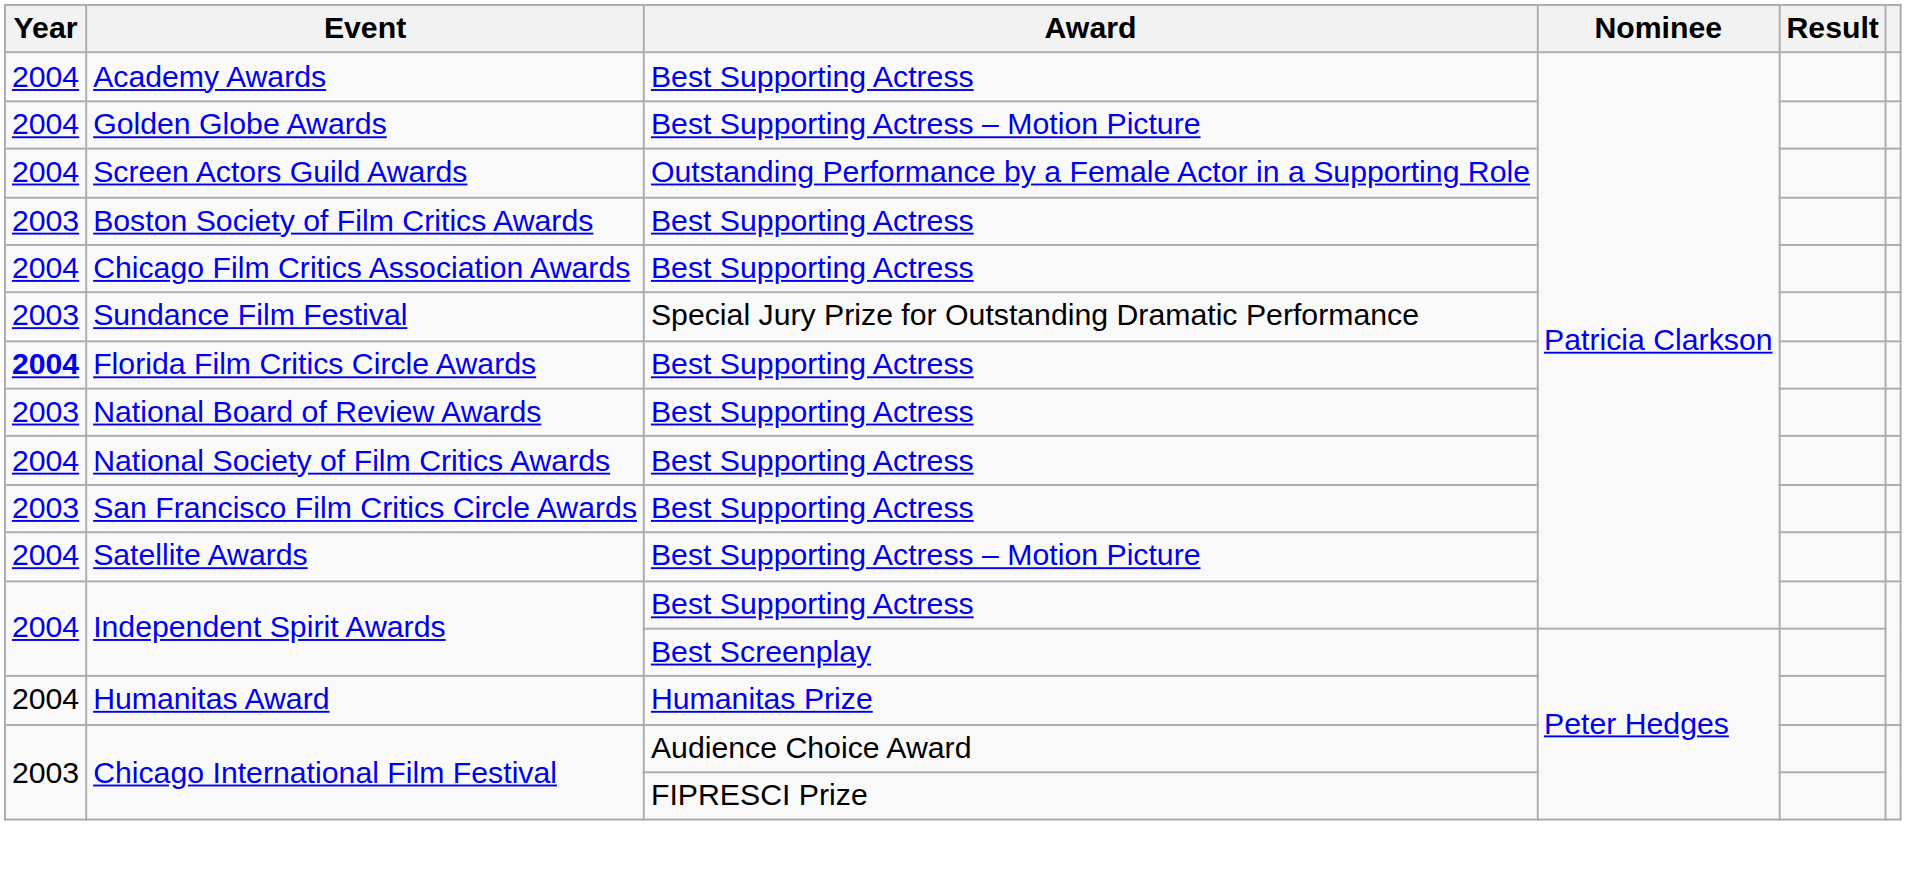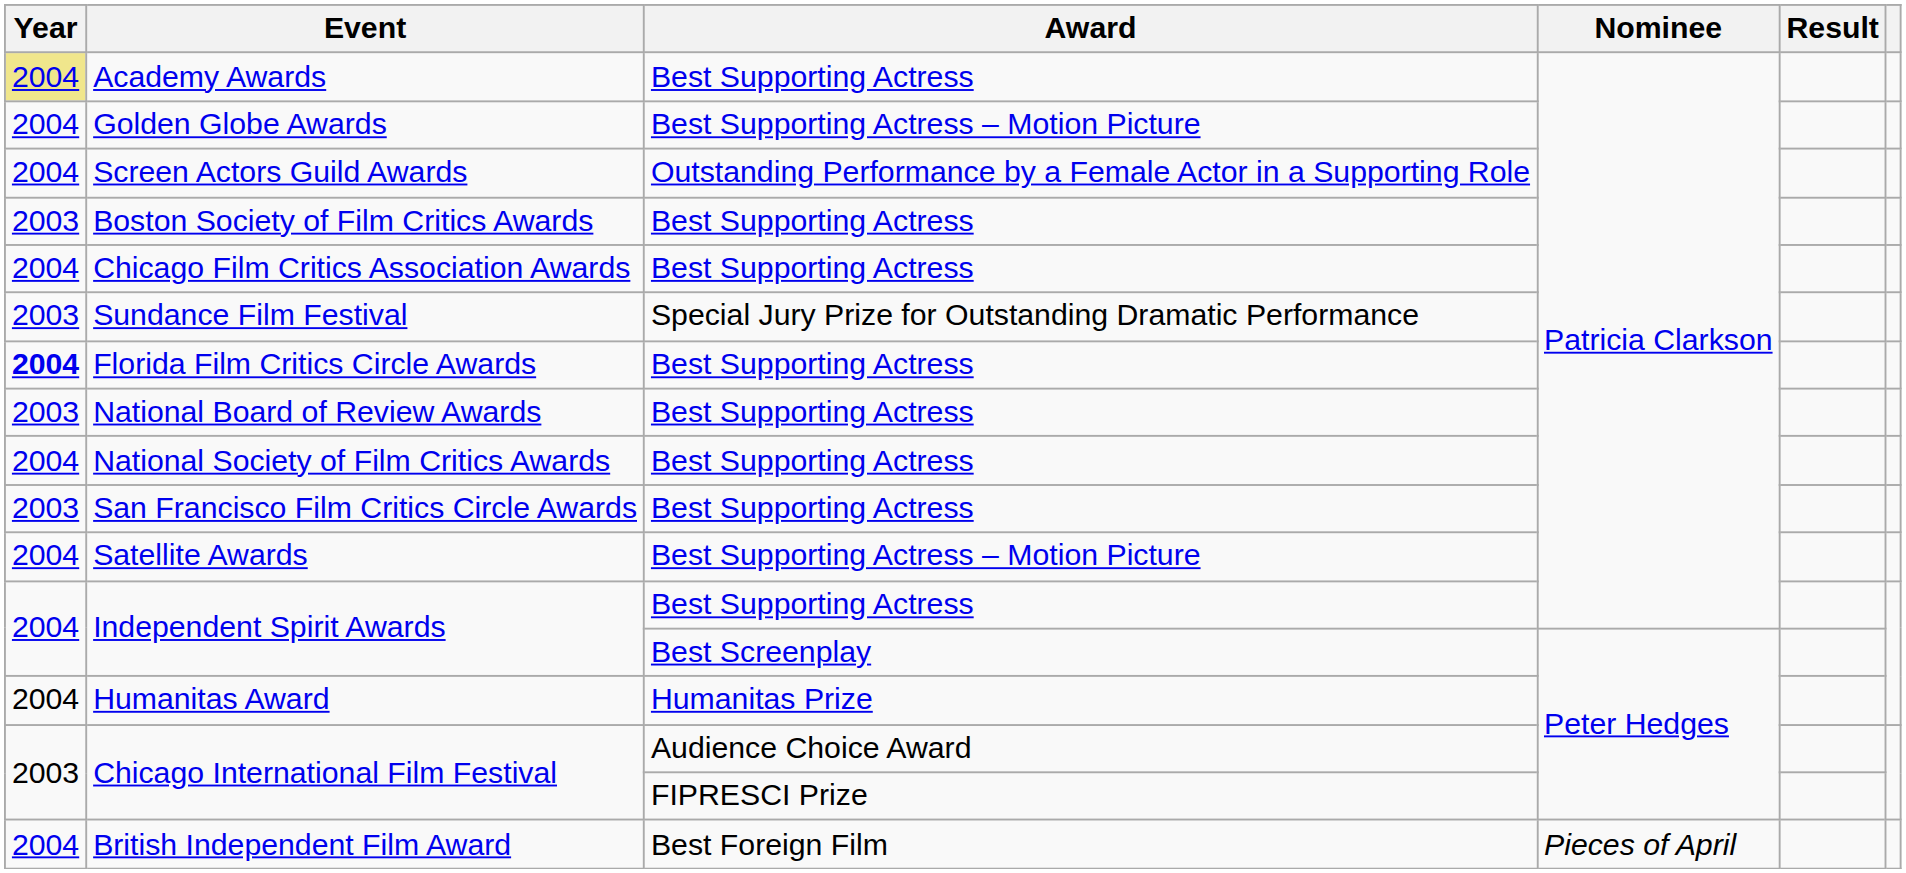(46, 76) no background -> (46, 76) khaki background
+ row: (302, 843)
